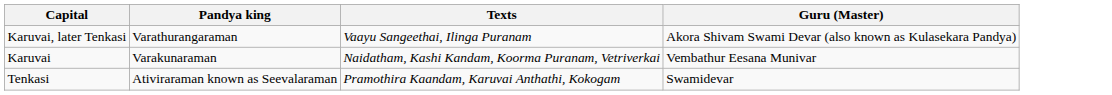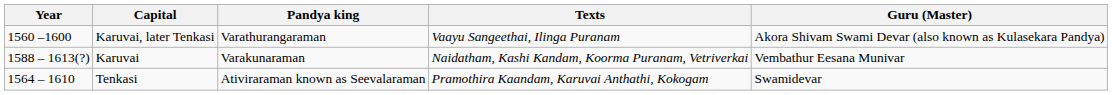+ column: (49, 15)
